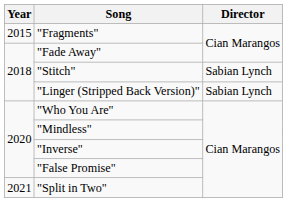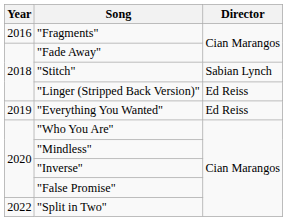(19, 33) 2015 -> (19, 33) 2016
(239, 91) Sabian Lynch -> (227, 91) Ed Reiss
+ row: (100, 110)
(19, 187) 2021 -> (19, 206) 2022
